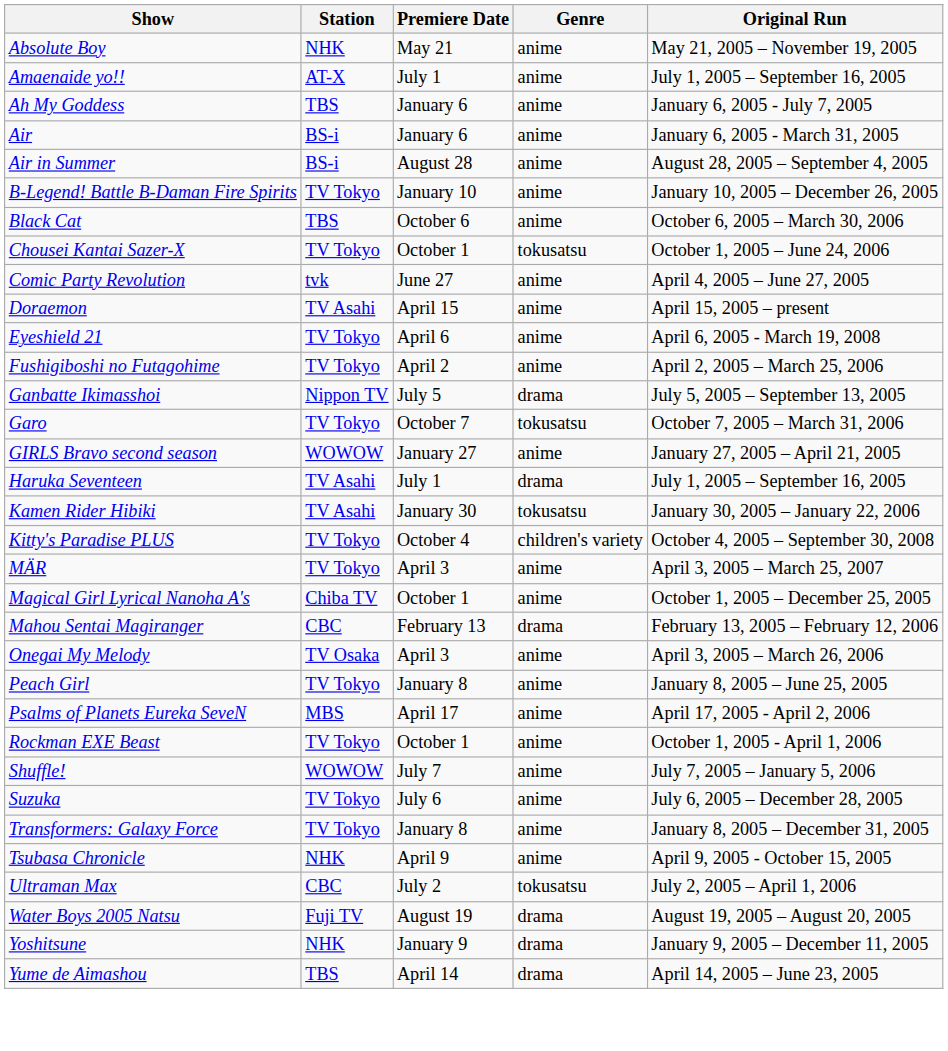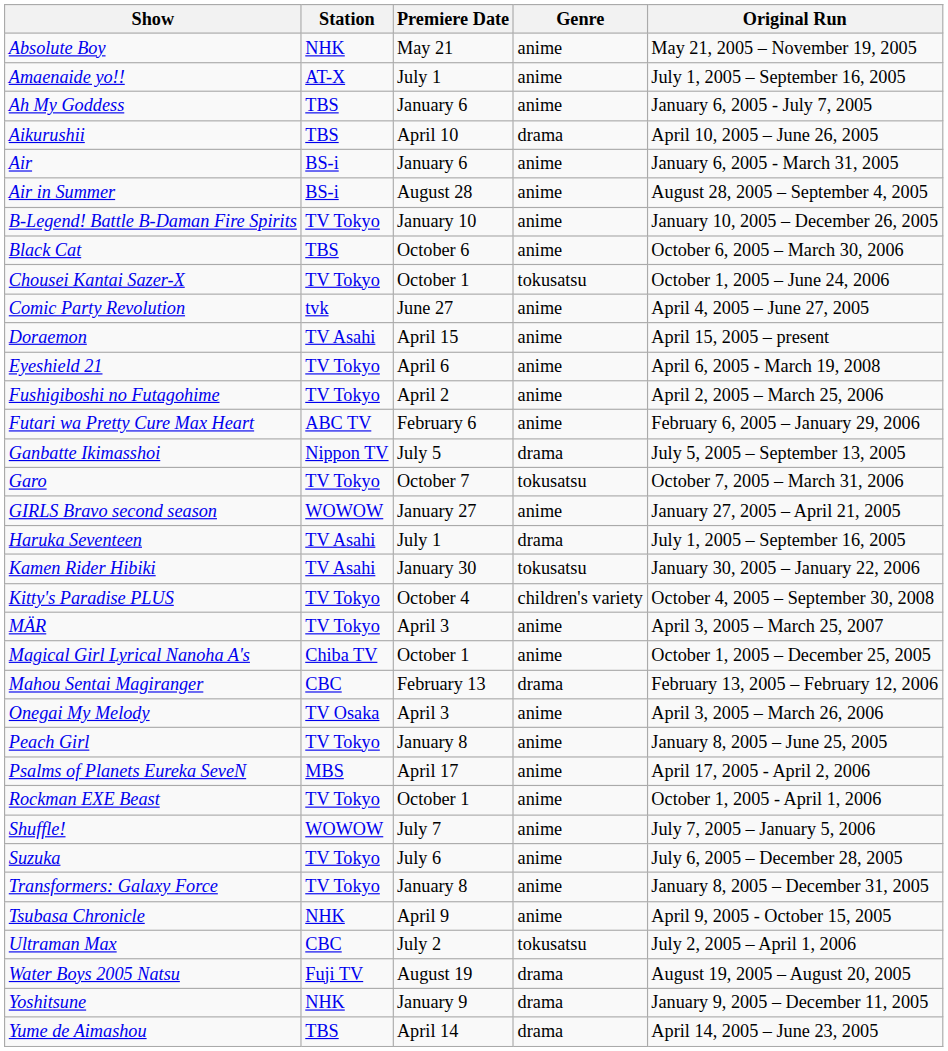+ row: (47, 134)
+ row: (131, 423)
